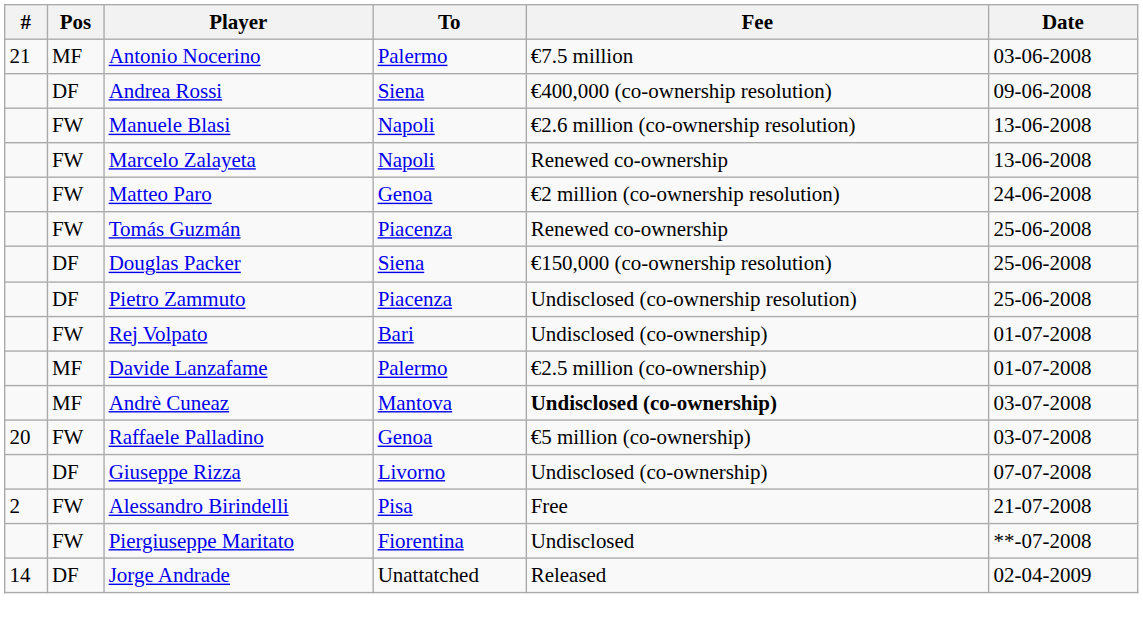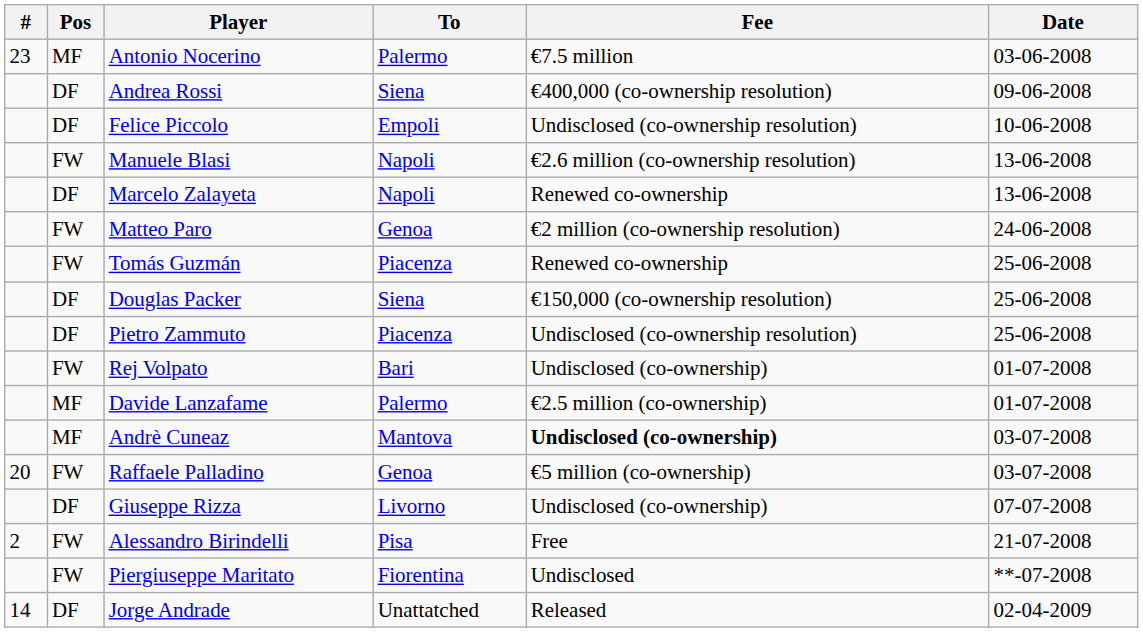(20, 56) 21 -> (20, 56) 23
+ row: (168, 125)
(68, 160) FW -> (65, 194) DF
